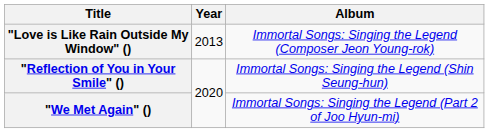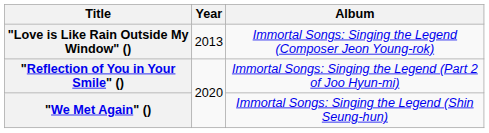(355, 75) Immortal Songs: Singing the Legend (Shin Seung-hun) -> (355, 75) Immortal Songs: Singing the Legend (Part 2 of Joo Hyun-mi)
(355, 110) Immortal Songs: Singing the Legend (Part 2 of Joo Hyun-mi) -> (355, 110) Immortal Songs: Singing the Legend (Shin Seung-hun)
